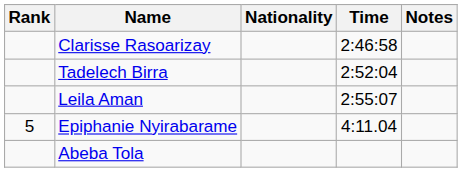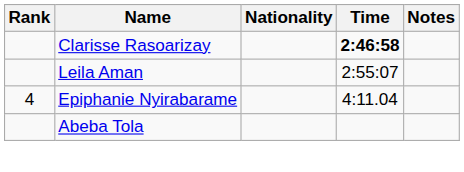(369, 45) normal -> (370, 45) bold
- row: (113, 72)
(29, 126) 5 -> (29, 99) 4
